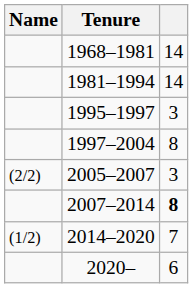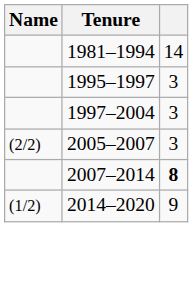- row: (111, 50)
(173, 143) 8 -> (173, 112) 3
(173, 236) 7 -> (173, 205) 9
- row: (111, 267)
